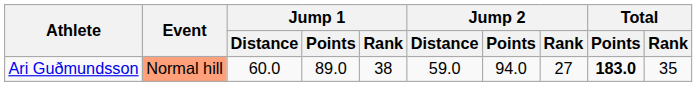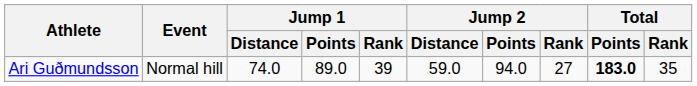(185, 69) lightsalmon background -> (185, 69) no background
(265, 69) 60.0 -> (265, 69) 74.0
(383, 69) 38 -> (383, 69) 39
